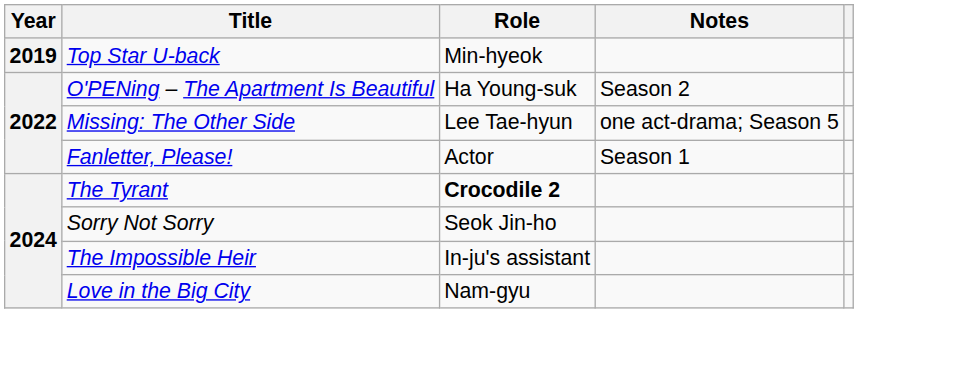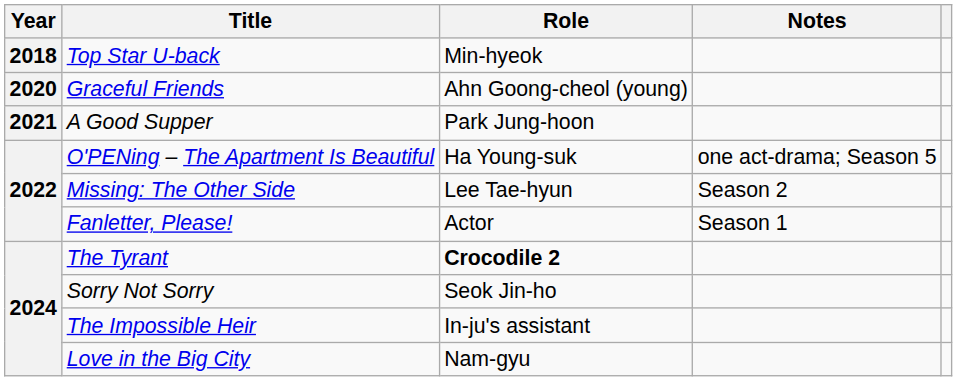(33, 55) 2019 -> (33, 55) 2018
+ row: (145, 88)
+ row: (140, 122)
(645, 88) Season 2 -> (817, 156) one act-drama; Season 5
(719, 122) one act-drama; Season 5 -> (743, 190) Season 2
